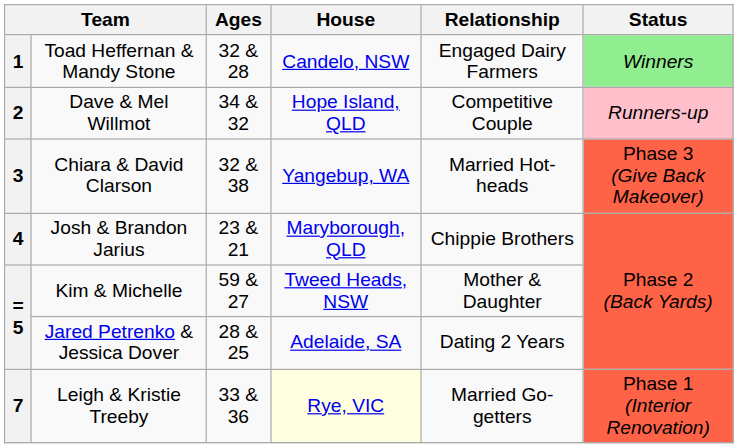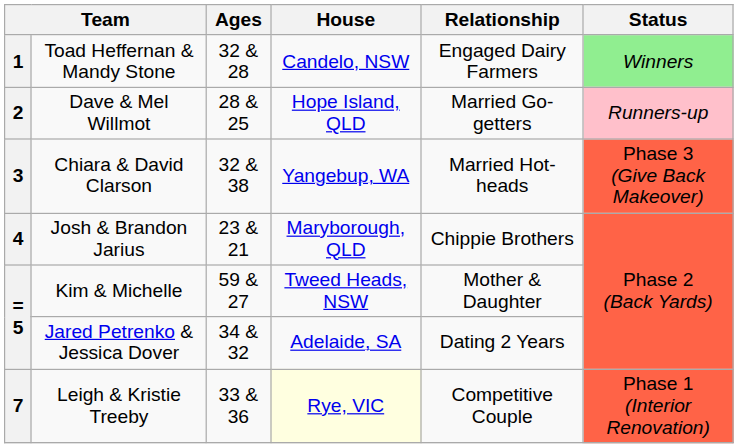(238, 113) 34 & 32 -> (238, 113) 28 & 25
(502, 113) Competitive Couple -> (502, 113) Married Go-getters
(238, 342) 28 & 25 -> (238, 342) 34 & 32
(502, 405) Married Go-getters -> (502, 405) Competitive Couple
